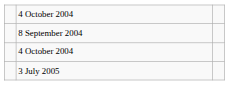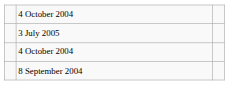rows swapped: (10, 33) <-> (10, 71)
